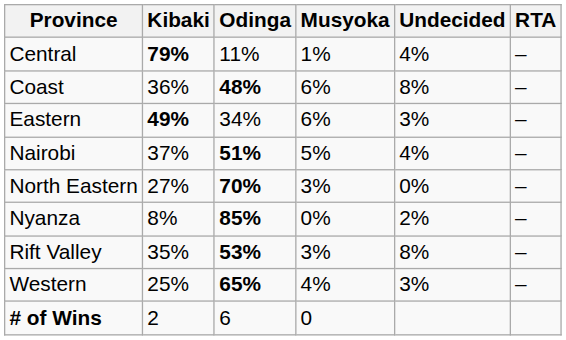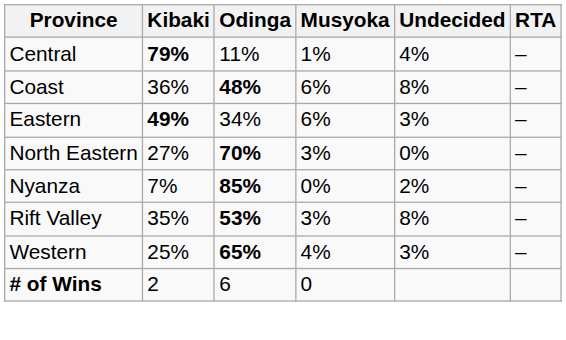- row: (42, 152)
(162, 218) 8% -> (162, 185) 7%
